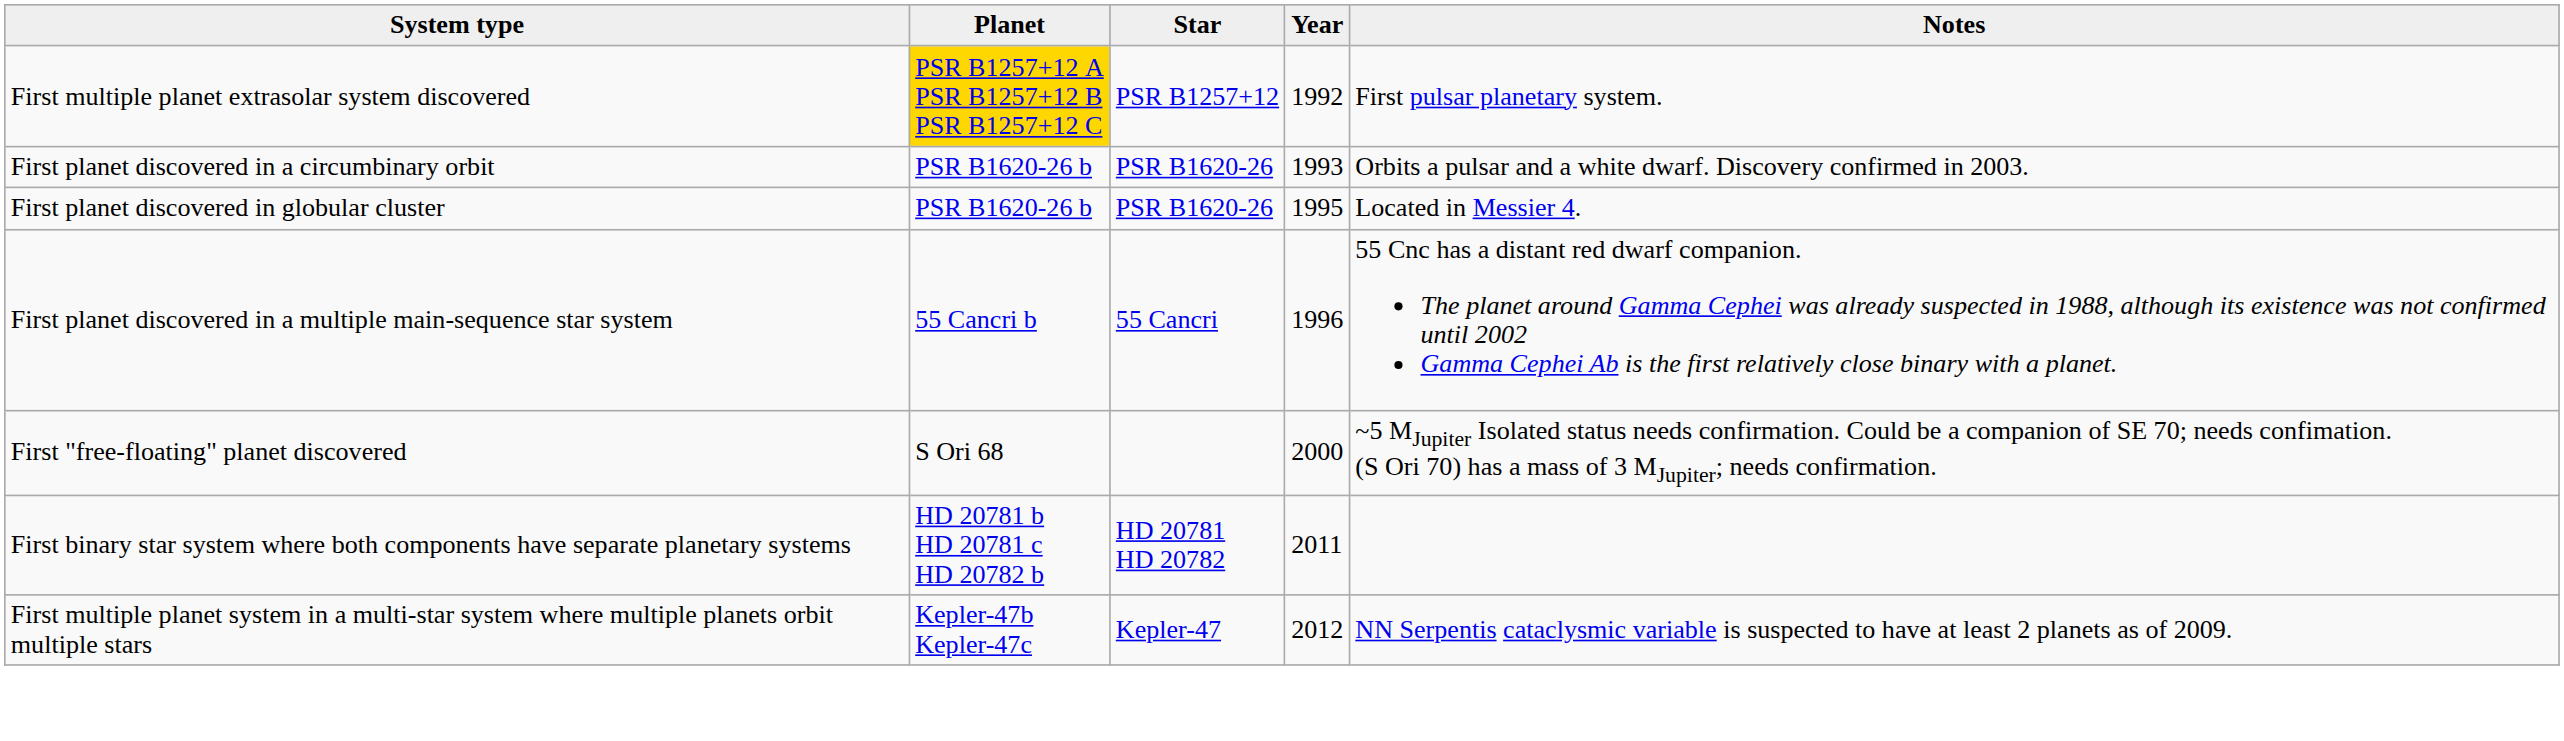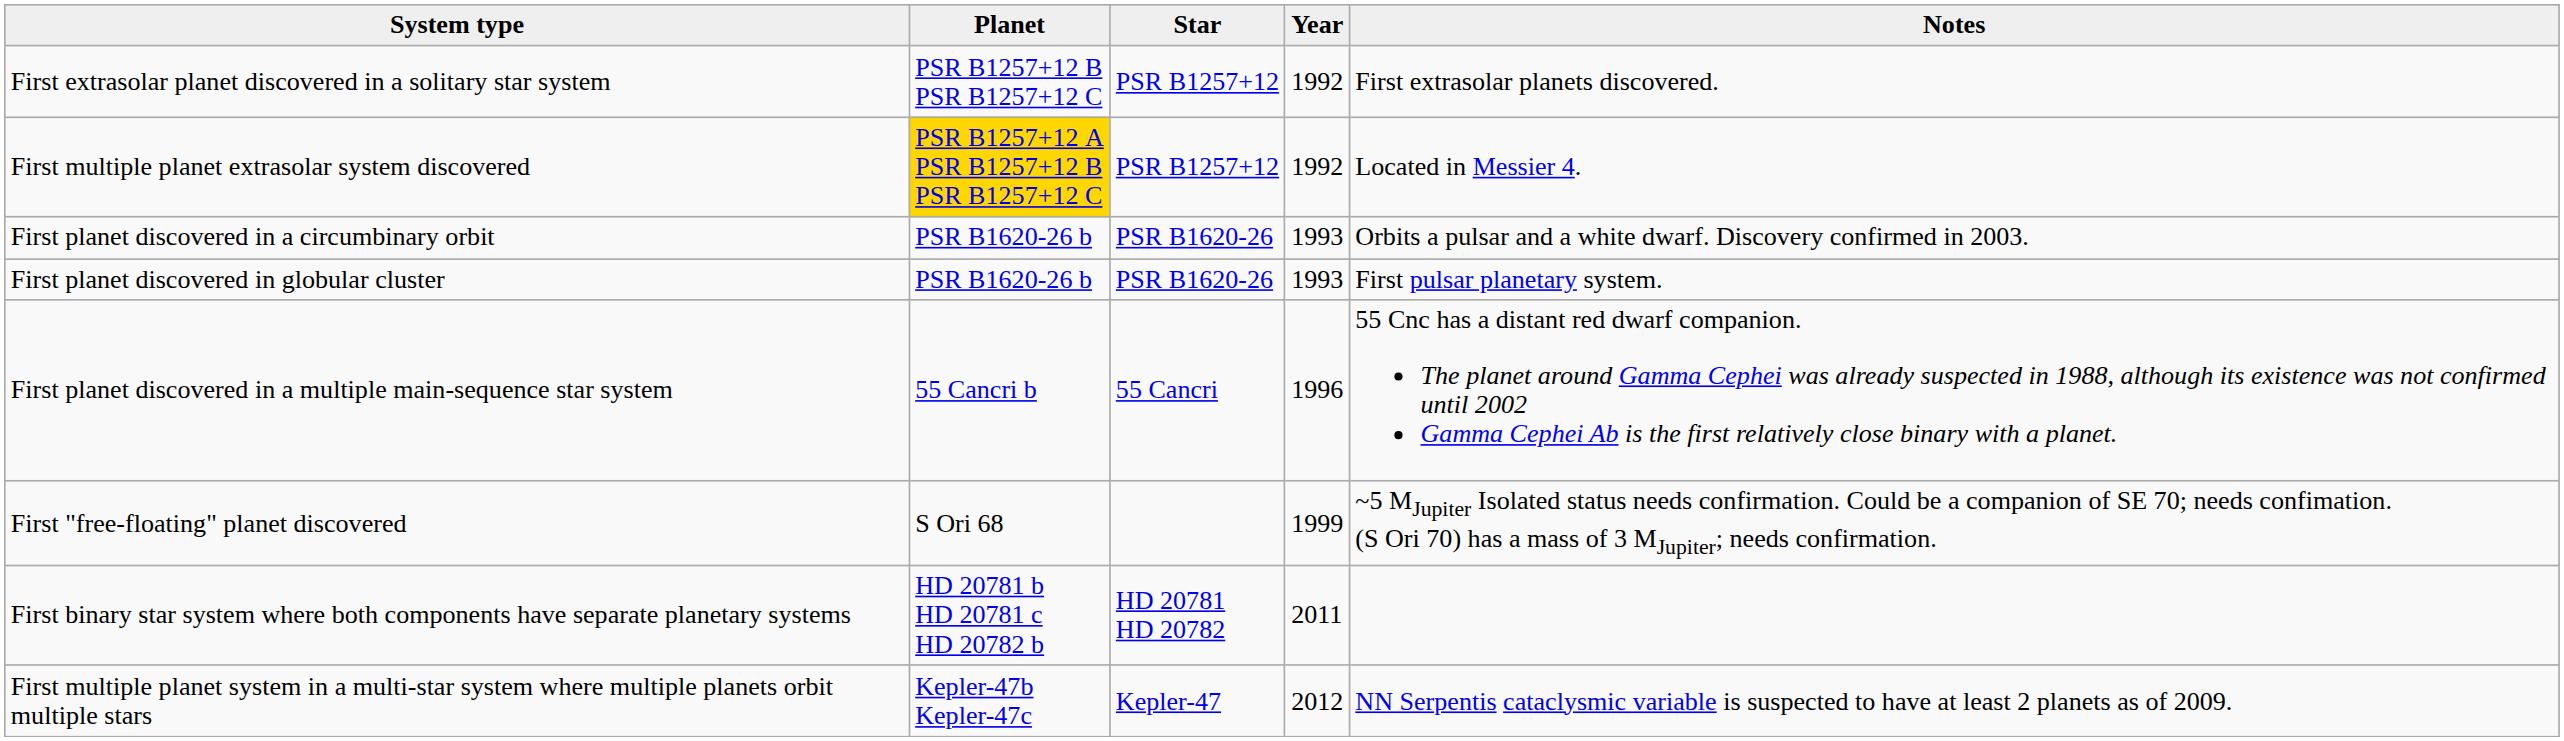+ row: (311, 81)
(1509, 95) First pulsar planetary system. -> (1468, 166) Located in Messier 4.
(1317, 207) 1995 -> (1317, 278) 1993
(1468, 207) Located in Messier 4. -> (1509, 278) First pulsar planetary system.
(1317, 452) 2000 -> (1317, 523) 1999
